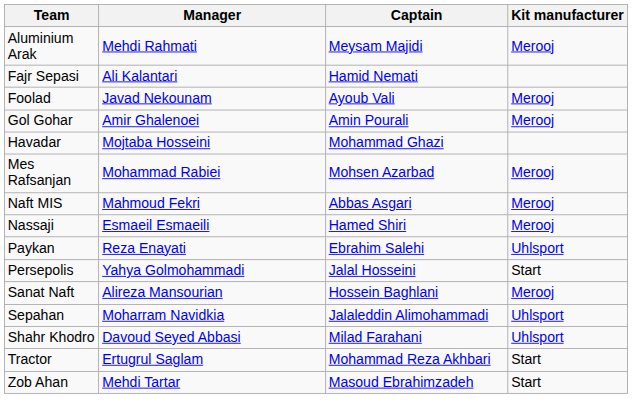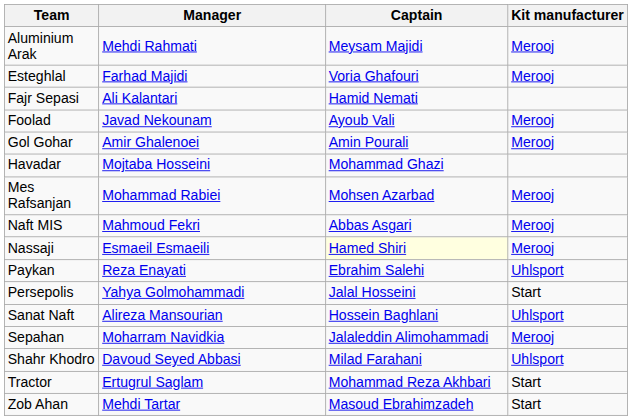+ row: (37, 76)
(367, 225) no background -> (367, 248) lightyellow background
(533, 292) Merooj -> (537, 315) Uhlsport
(537, 315) Uhlsport -> (533, 337) Merooj
